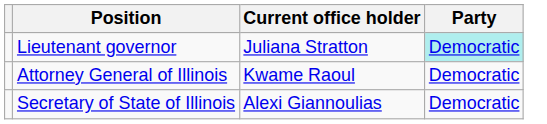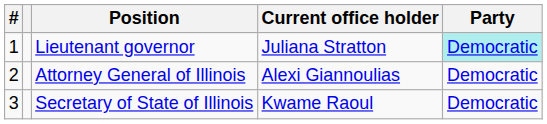+ column: (14, 18)
(299, 75) Kwame Raoul -> (331, 75) Alexi Giannoulias
(313, 103) Alexi Giannoulias -> (317, 103) Kwame Raoul
